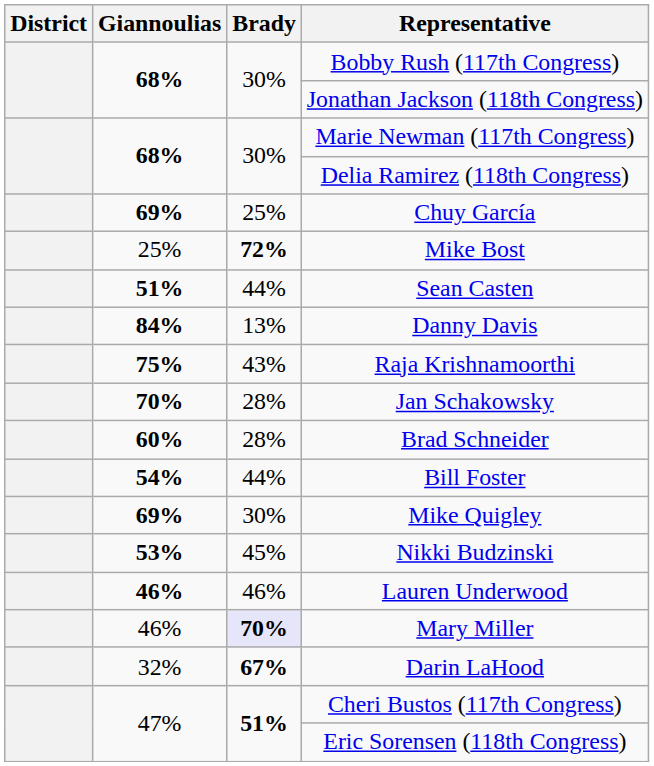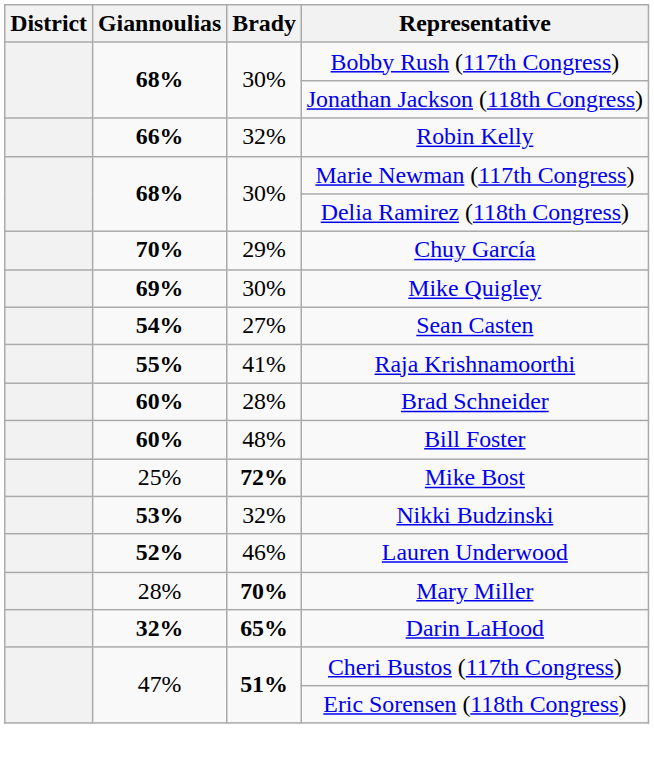+ row: (475, 136)
(160, 212) 69% -> (160, 250) 70%
(264, 212) 25% -> (264, 250) 29%
rows swapped: (475, 514) <-> (475, 250)
(160, 288) 51% -> (160, 325) 54%
(264, 288) 44% -> (264, 325) 27%
- row: (475, 325)
(160, 363) 75% -> (160, 363) 55%
(264, 363) 43% -> (264, 363) 41%
- row: (475, 401)
(160, 477) 54% -> (160, 439) 60%
(264, 477) 44% -> (264, 439) 48%
(264, 552) 45% -> (264, 514) 32%
(160, 590) 46% -> (160, 552) 52%
(160, 628) 46% -> (160, 590) 28%
(264, 628) lavender background -> (264, 590) no background
(160, 666) normal -> (160, 628) bold
(264, 666) 67% -> (264, 628) 65%
